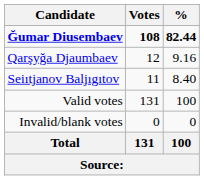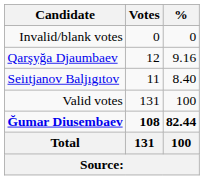rows swapped: (65, 36) <-> (71, 121)
